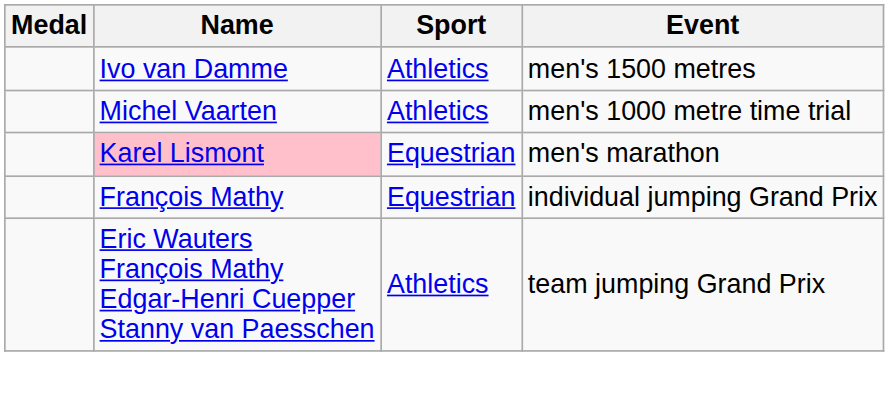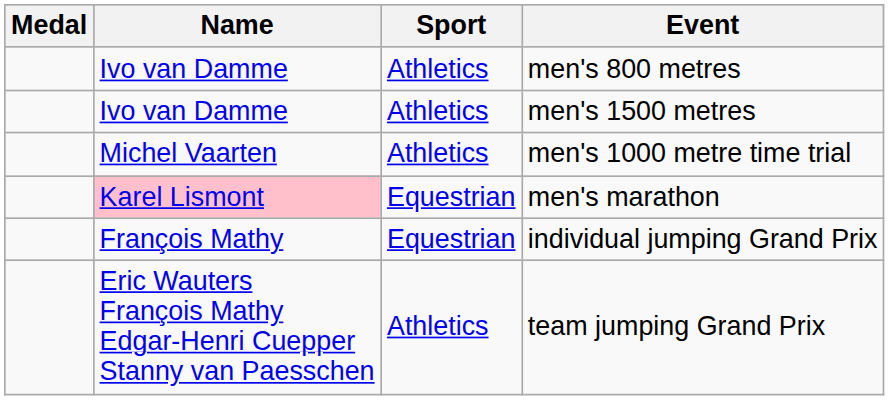+ row: (634, 68)
